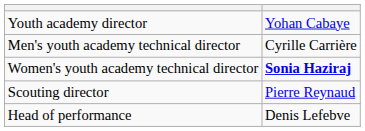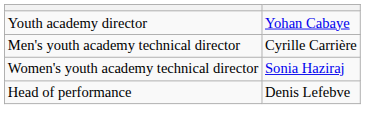(308, 68) bold -> (305, 68) normal
- row: (58, 92)
